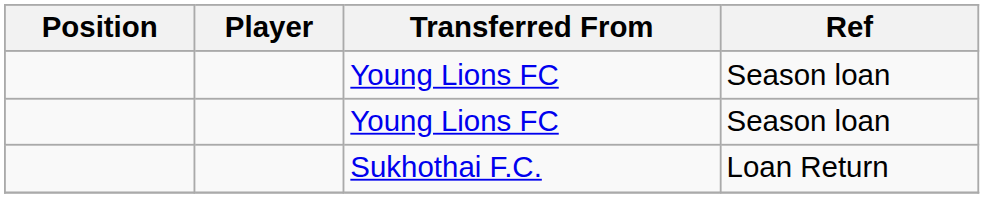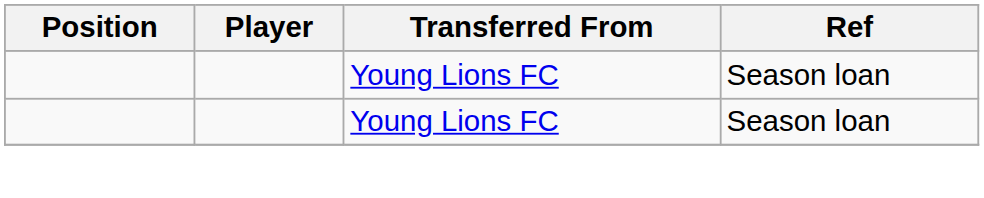- row: (446, 167)
